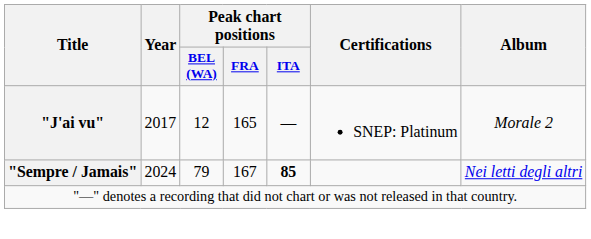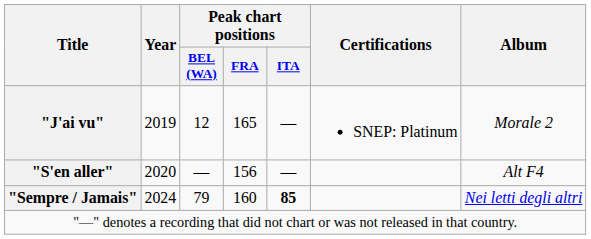(160, 122) 2017 -> (160, 122) 2019
+ row: (73, 172)
(245, 172) 167 -> (245, 197) 160
